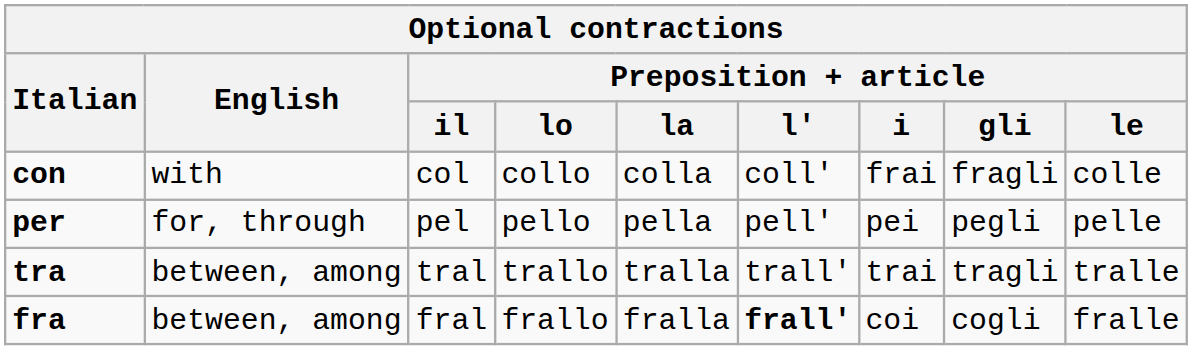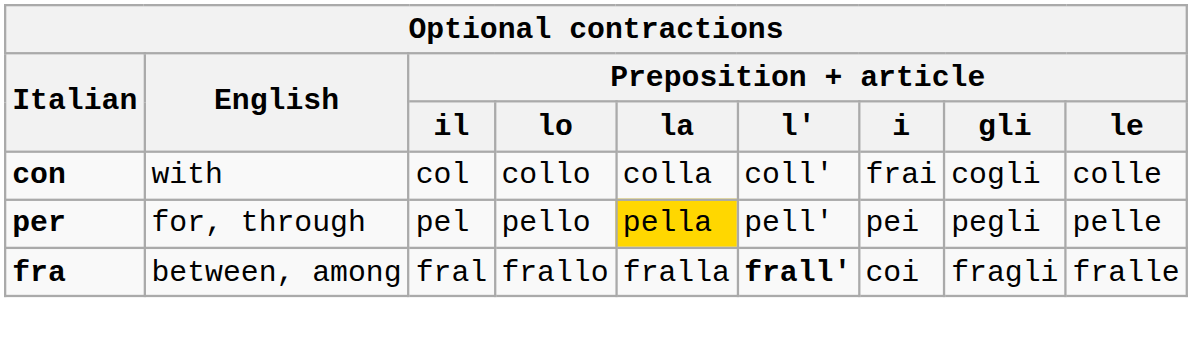(1005, 175) fragli -> (996, 175) cogli
(667, 223) no background -> (667, 223) gold background
- row: (39, 272)
(996, 321) cogli -> (1005, 272) fragli
